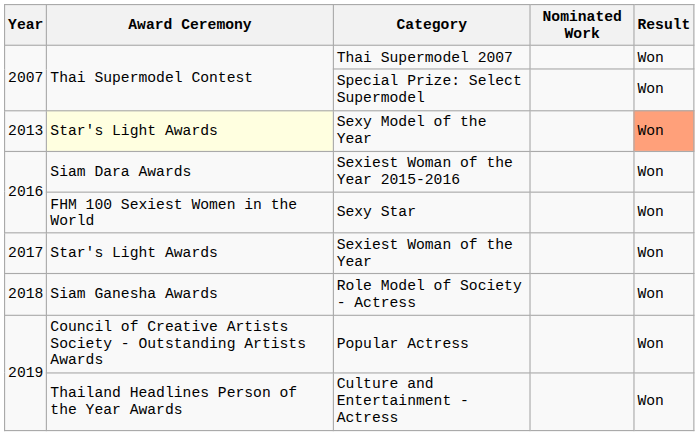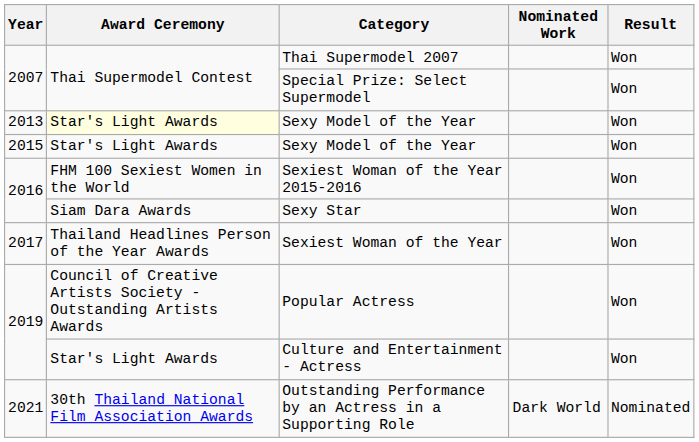(651, 131) lightsalmon background -> (624, 122) no background
+ row: (26, 146)
(121, 172) Siam Dara Awards -> (156, 179) FHM 100 Sexiest Women in the World
(174, 213) FHM 100 Sexiest Women in the World -> (121, 211) Siam Dara Awards
(134, 253) Star's Light Awards -> (161, 243) Thailand Headlines Person of the Year Awards
- row: (26, 294)
(174, 402) Thailand Headlines Person of the Year Awards -> (134, 359) Star's Light Awards
+ row: (26, 409)
